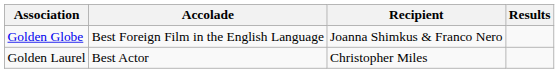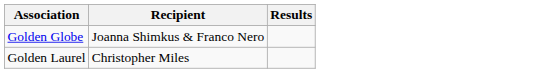- column: (208, 15)
